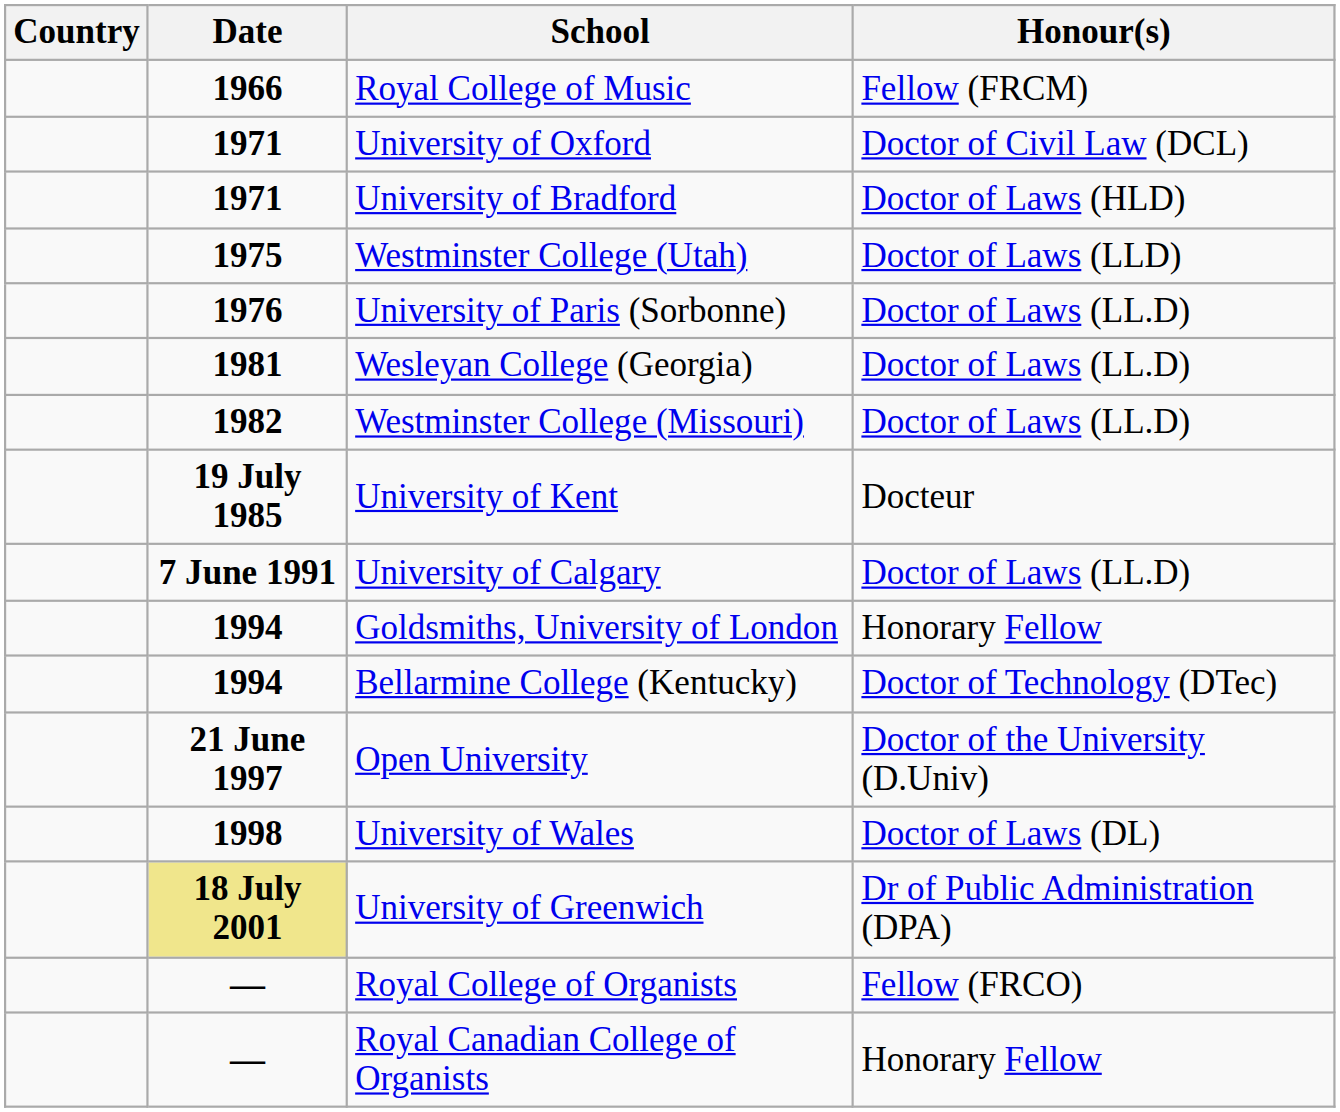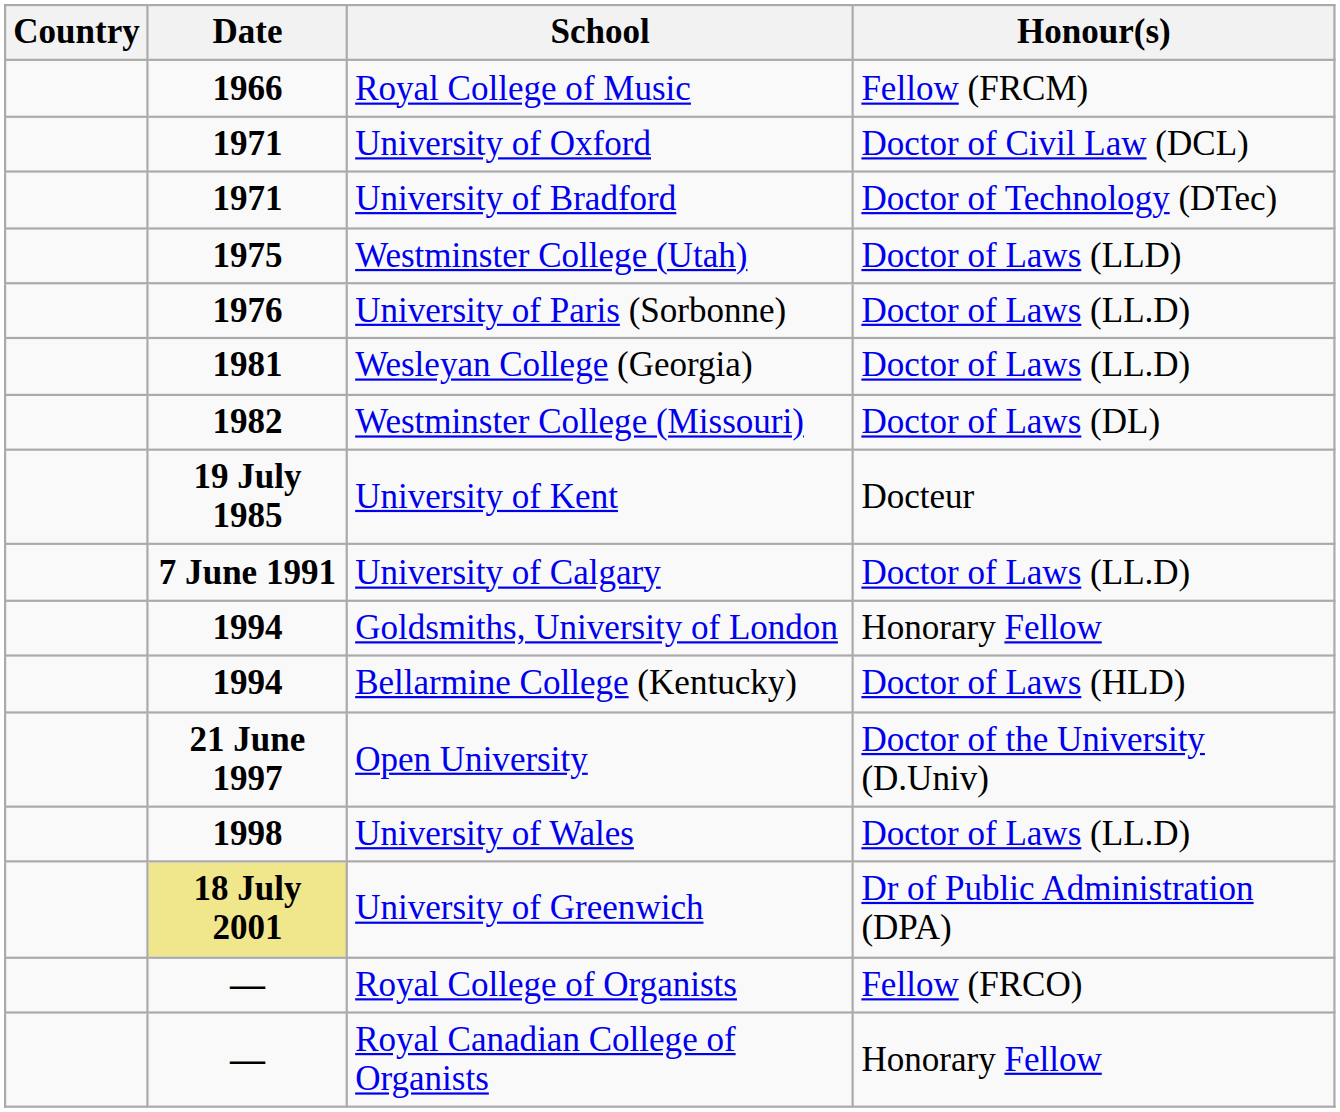(1023, 198) Doctor of Laws (HLD) -> (1069, 198) Doctor of Technology (DTec)
(1026, 421) Doctor of Laws (LL.D) -> (1011, 421) Doctor of Laws (DL)
(1069, 682) Doctor of Technology (DTec) -> (1023, 682) Doctor of Laws (HLD)
(1011, 833) Doctor of Laws (DL) -> (1026, 833) Doctor of Laws (LL.D)
